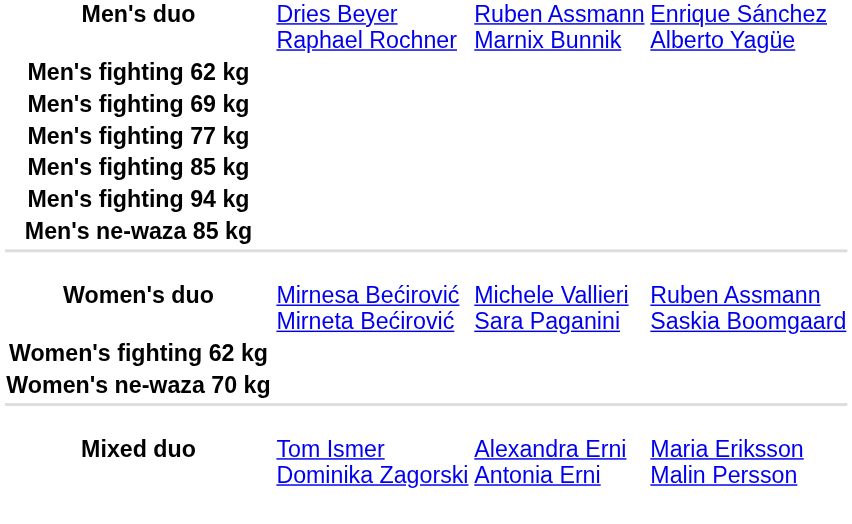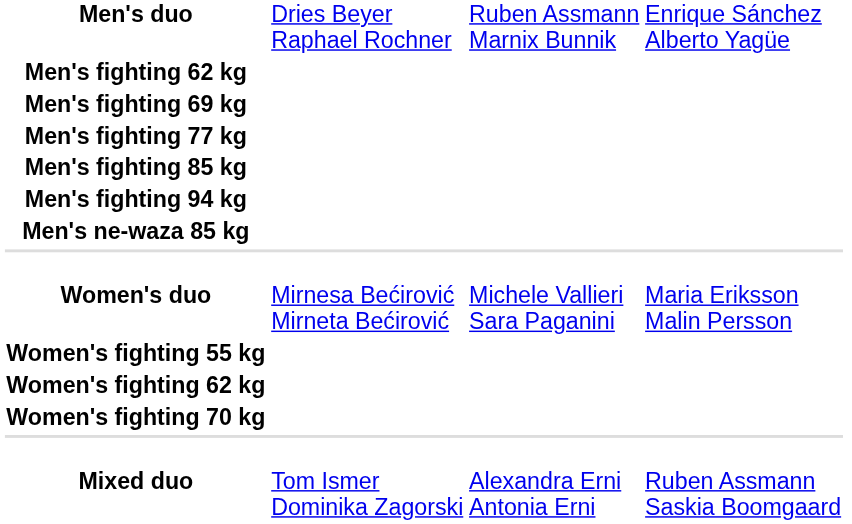(748, 308) Ruben Assmann Saskia Boomgaard -> (722, 308) Maria Eriksson Malin Persson
+ row: (136, 353)
+ row: (136, 417)
- row: (138, 385)
(727, 462) Maria Eriksson Malin Persson -> (743, 494) Ruben Assmann Saskia Boomgaard
